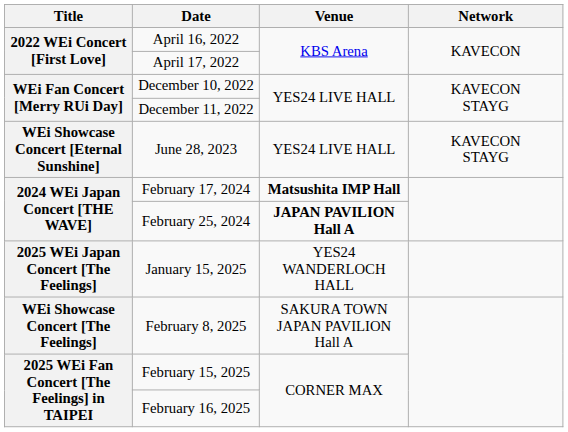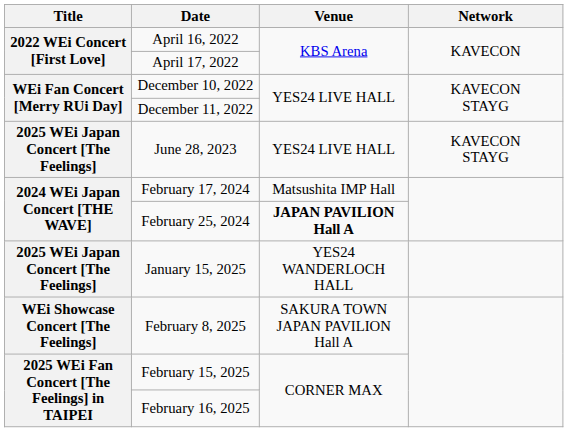(68, 149) WEi Showcase Concert [Eternal Sunshine] -> (68, 149) 2025 WEi Japan Concert [The Feelings]
(334, 189) bold -> (334, 189) normal
